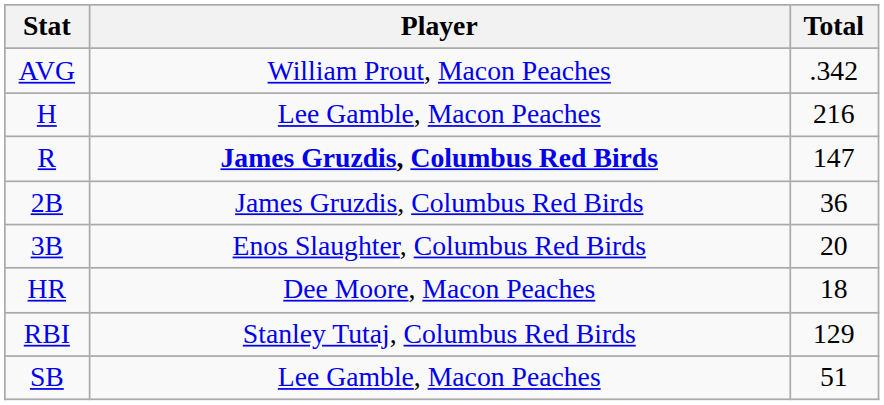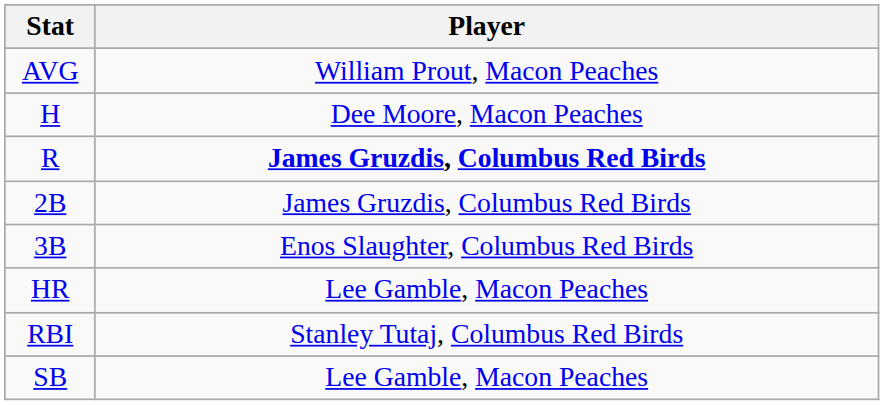- column: (834, 26)
(439, 114) Lee Gamble, Macon Peaches -> (487, 114) Dee Moore, Macon Peaches
(439, 289) Dee Moore, Macon Peaches -> (487, 289) Lee Gamble, Macon Peaches
